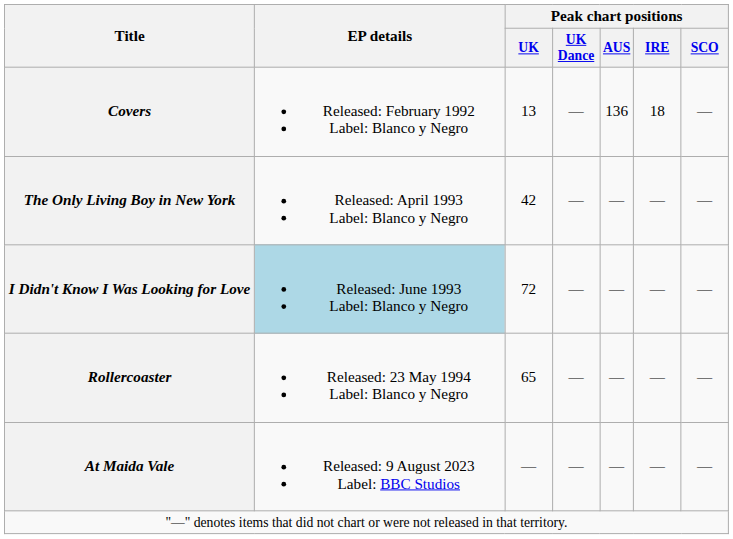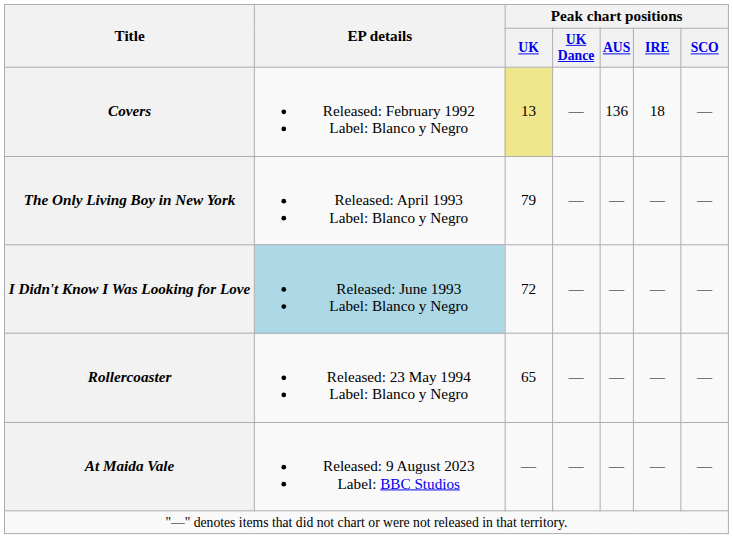(529, 111) no background -> (529, 111) khaki background
(529, 200) 42 -> (529, 200) 79
